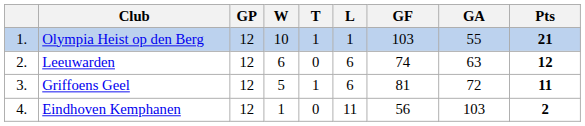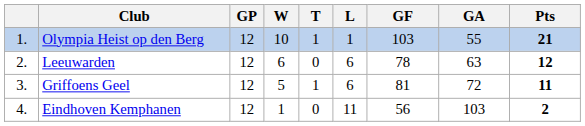(403, 62) 74 -> (403, 62) 78
